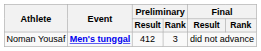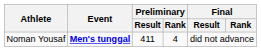(148, 40) 412 -> (148, 40) 411
(175, 40) 3 -> (175, 40) 4
